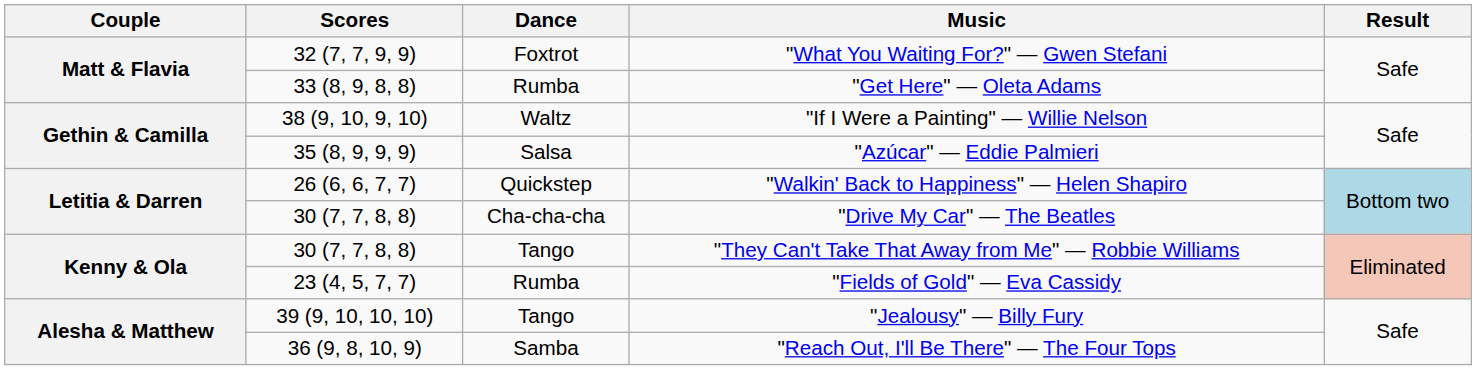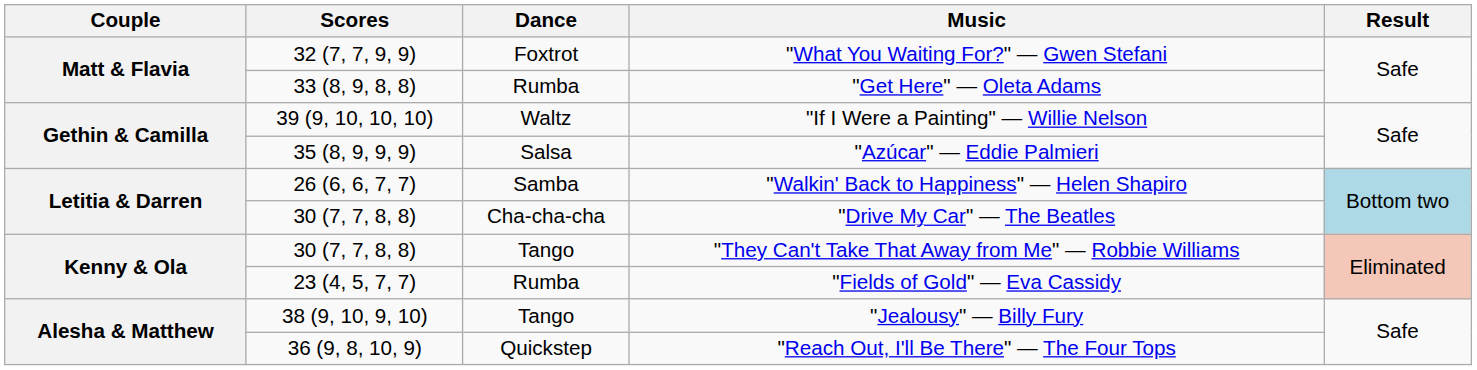(355, 119) 38 (9, 10, 9, 10) -> (355, 119) 39 (9, 10, 10, 10)
(546, 184) Quickstep -> (546, 184) Samba
(355, 315) 39 (9, 10, 10, 10) -> (355, 315) 38 (9, 10, 9, 10)
(546, 348) Samba -> (546, 348) Quickstep
